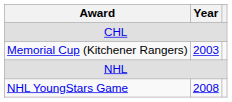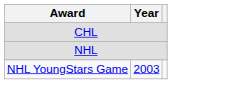- row: (97, 50)
(206, 87) 2008 -> (146, 69) 2003
